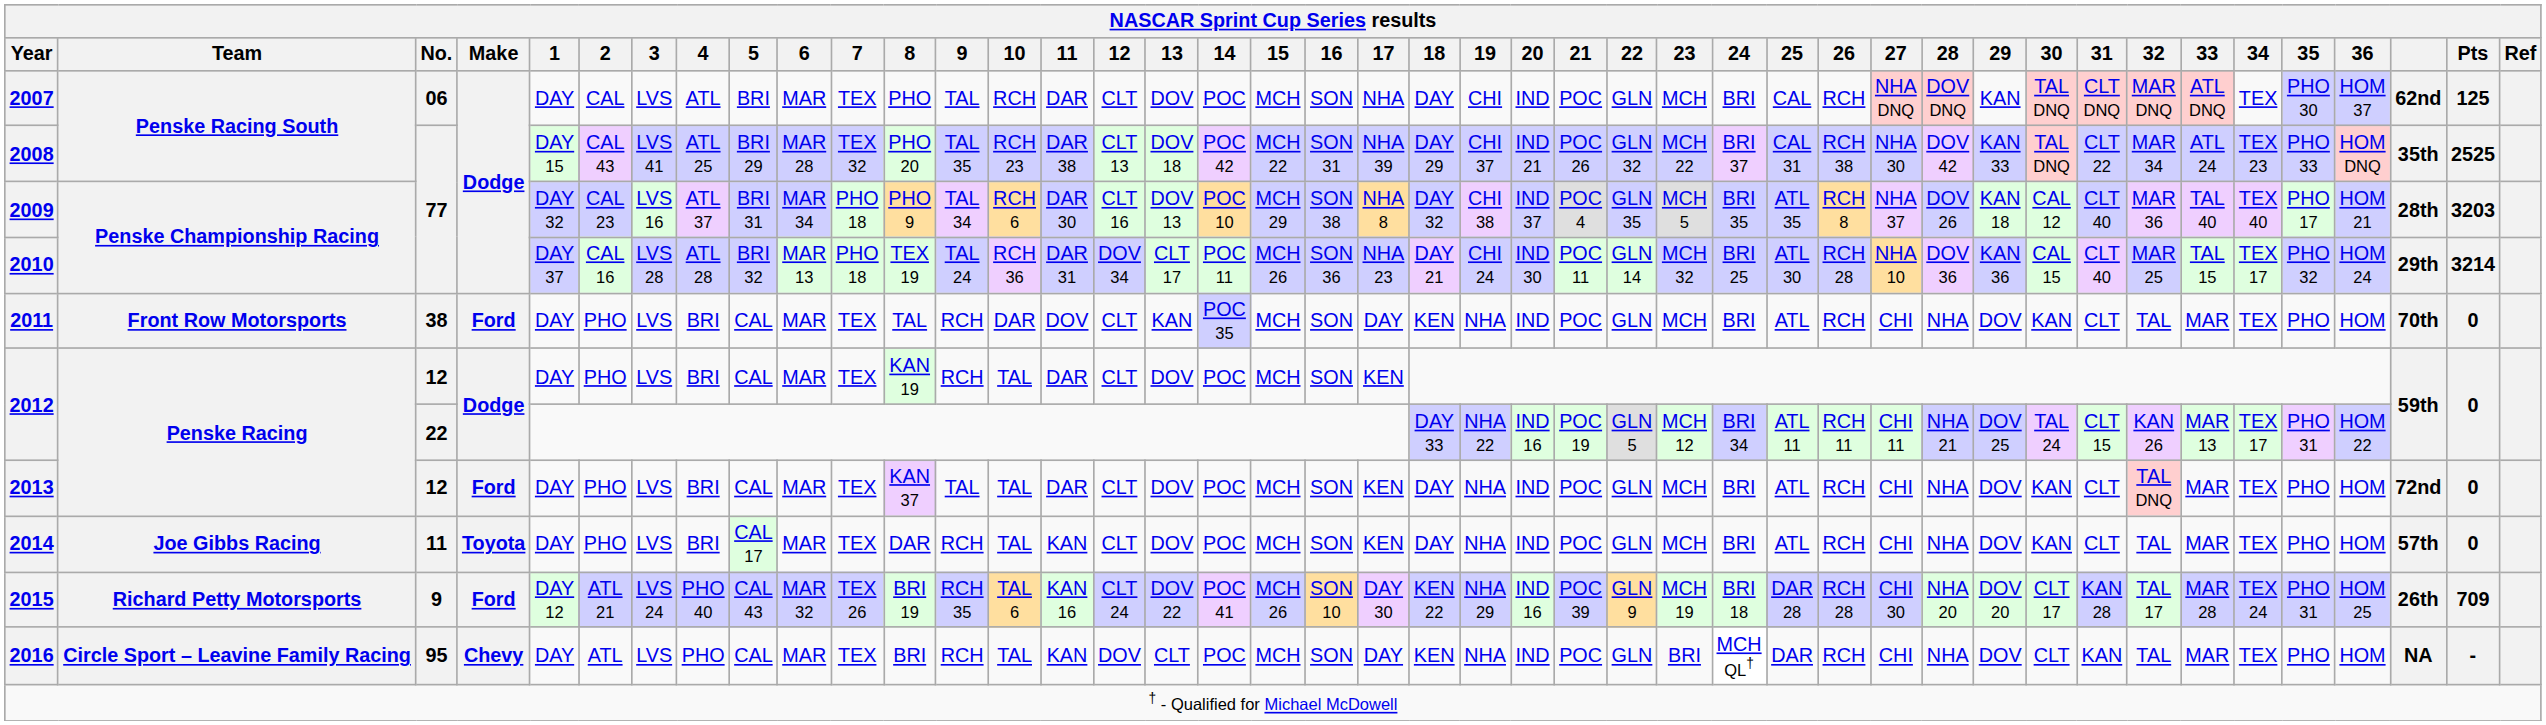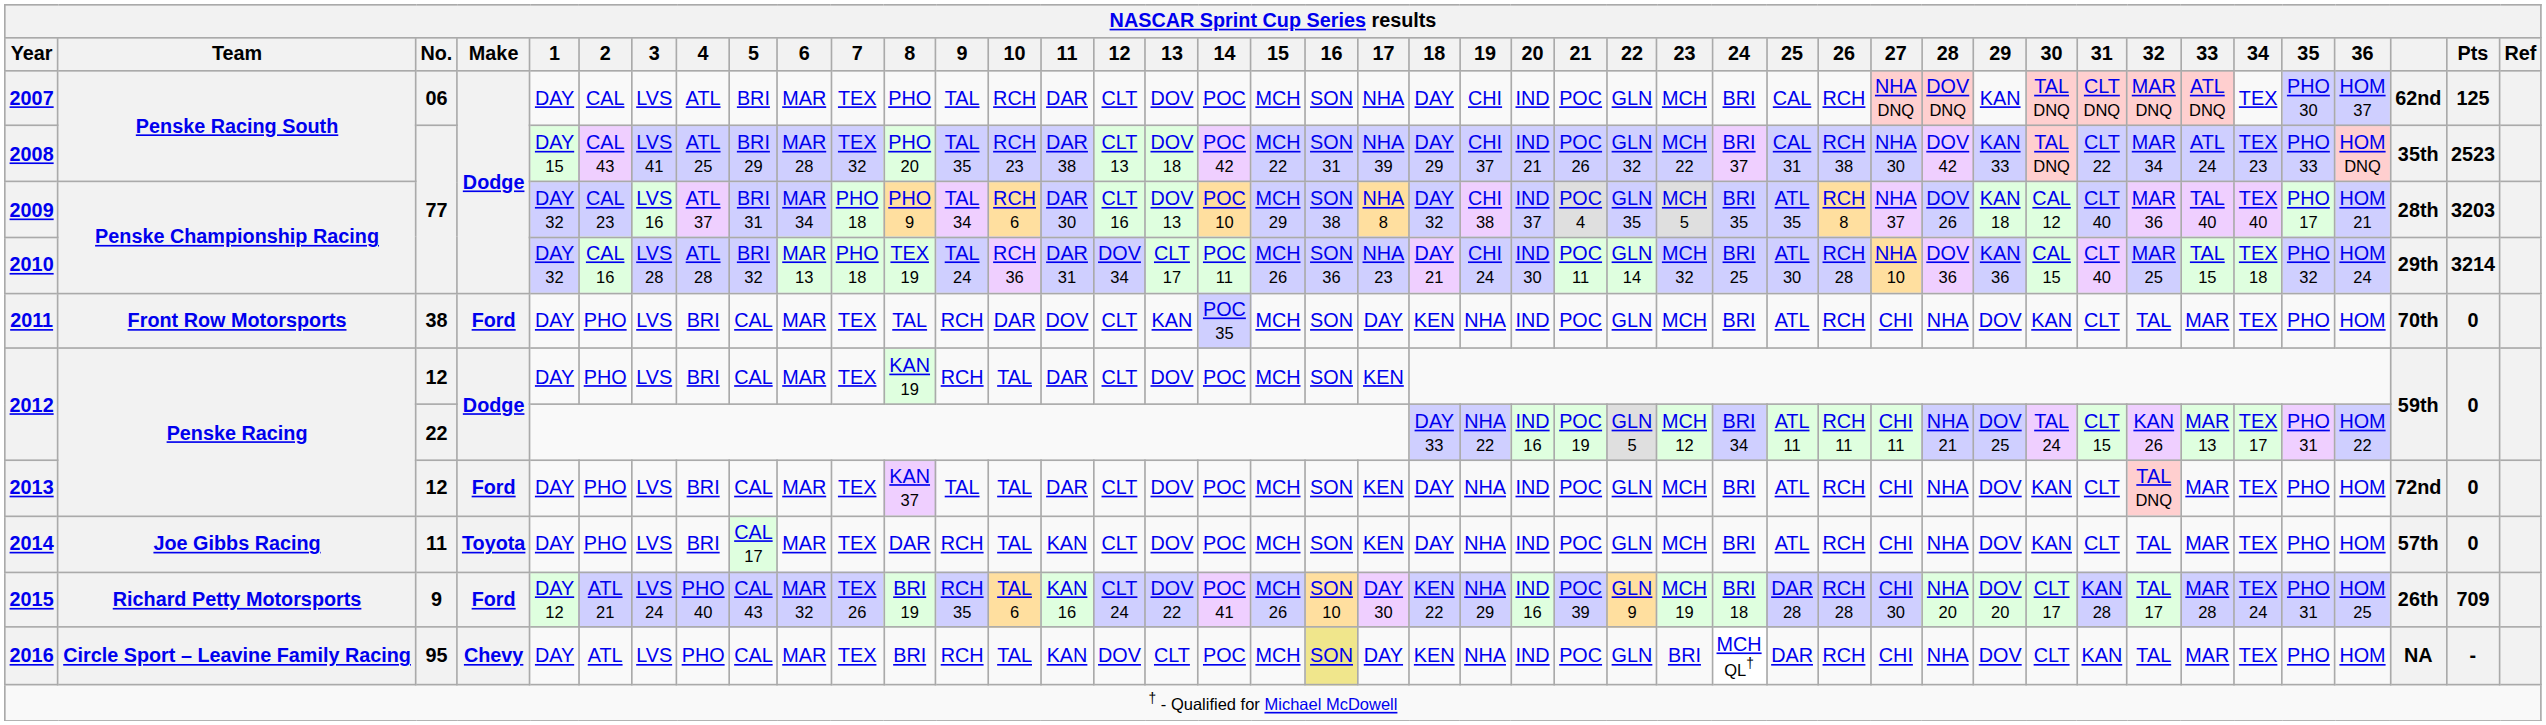(2473, 154) 2525 -> (2473, 154) 2523
(555, 264) DAY 37 -> (555, 264) DAY 32
(2258, 264) TEX 17 -> (2258, 264) TEX 18
(1332, 656) no background -> (1332, 656) khaki background
